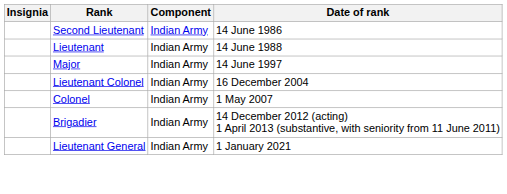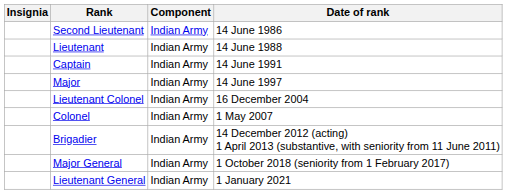+ row: (72, 64)
+ row: (87, 163)
